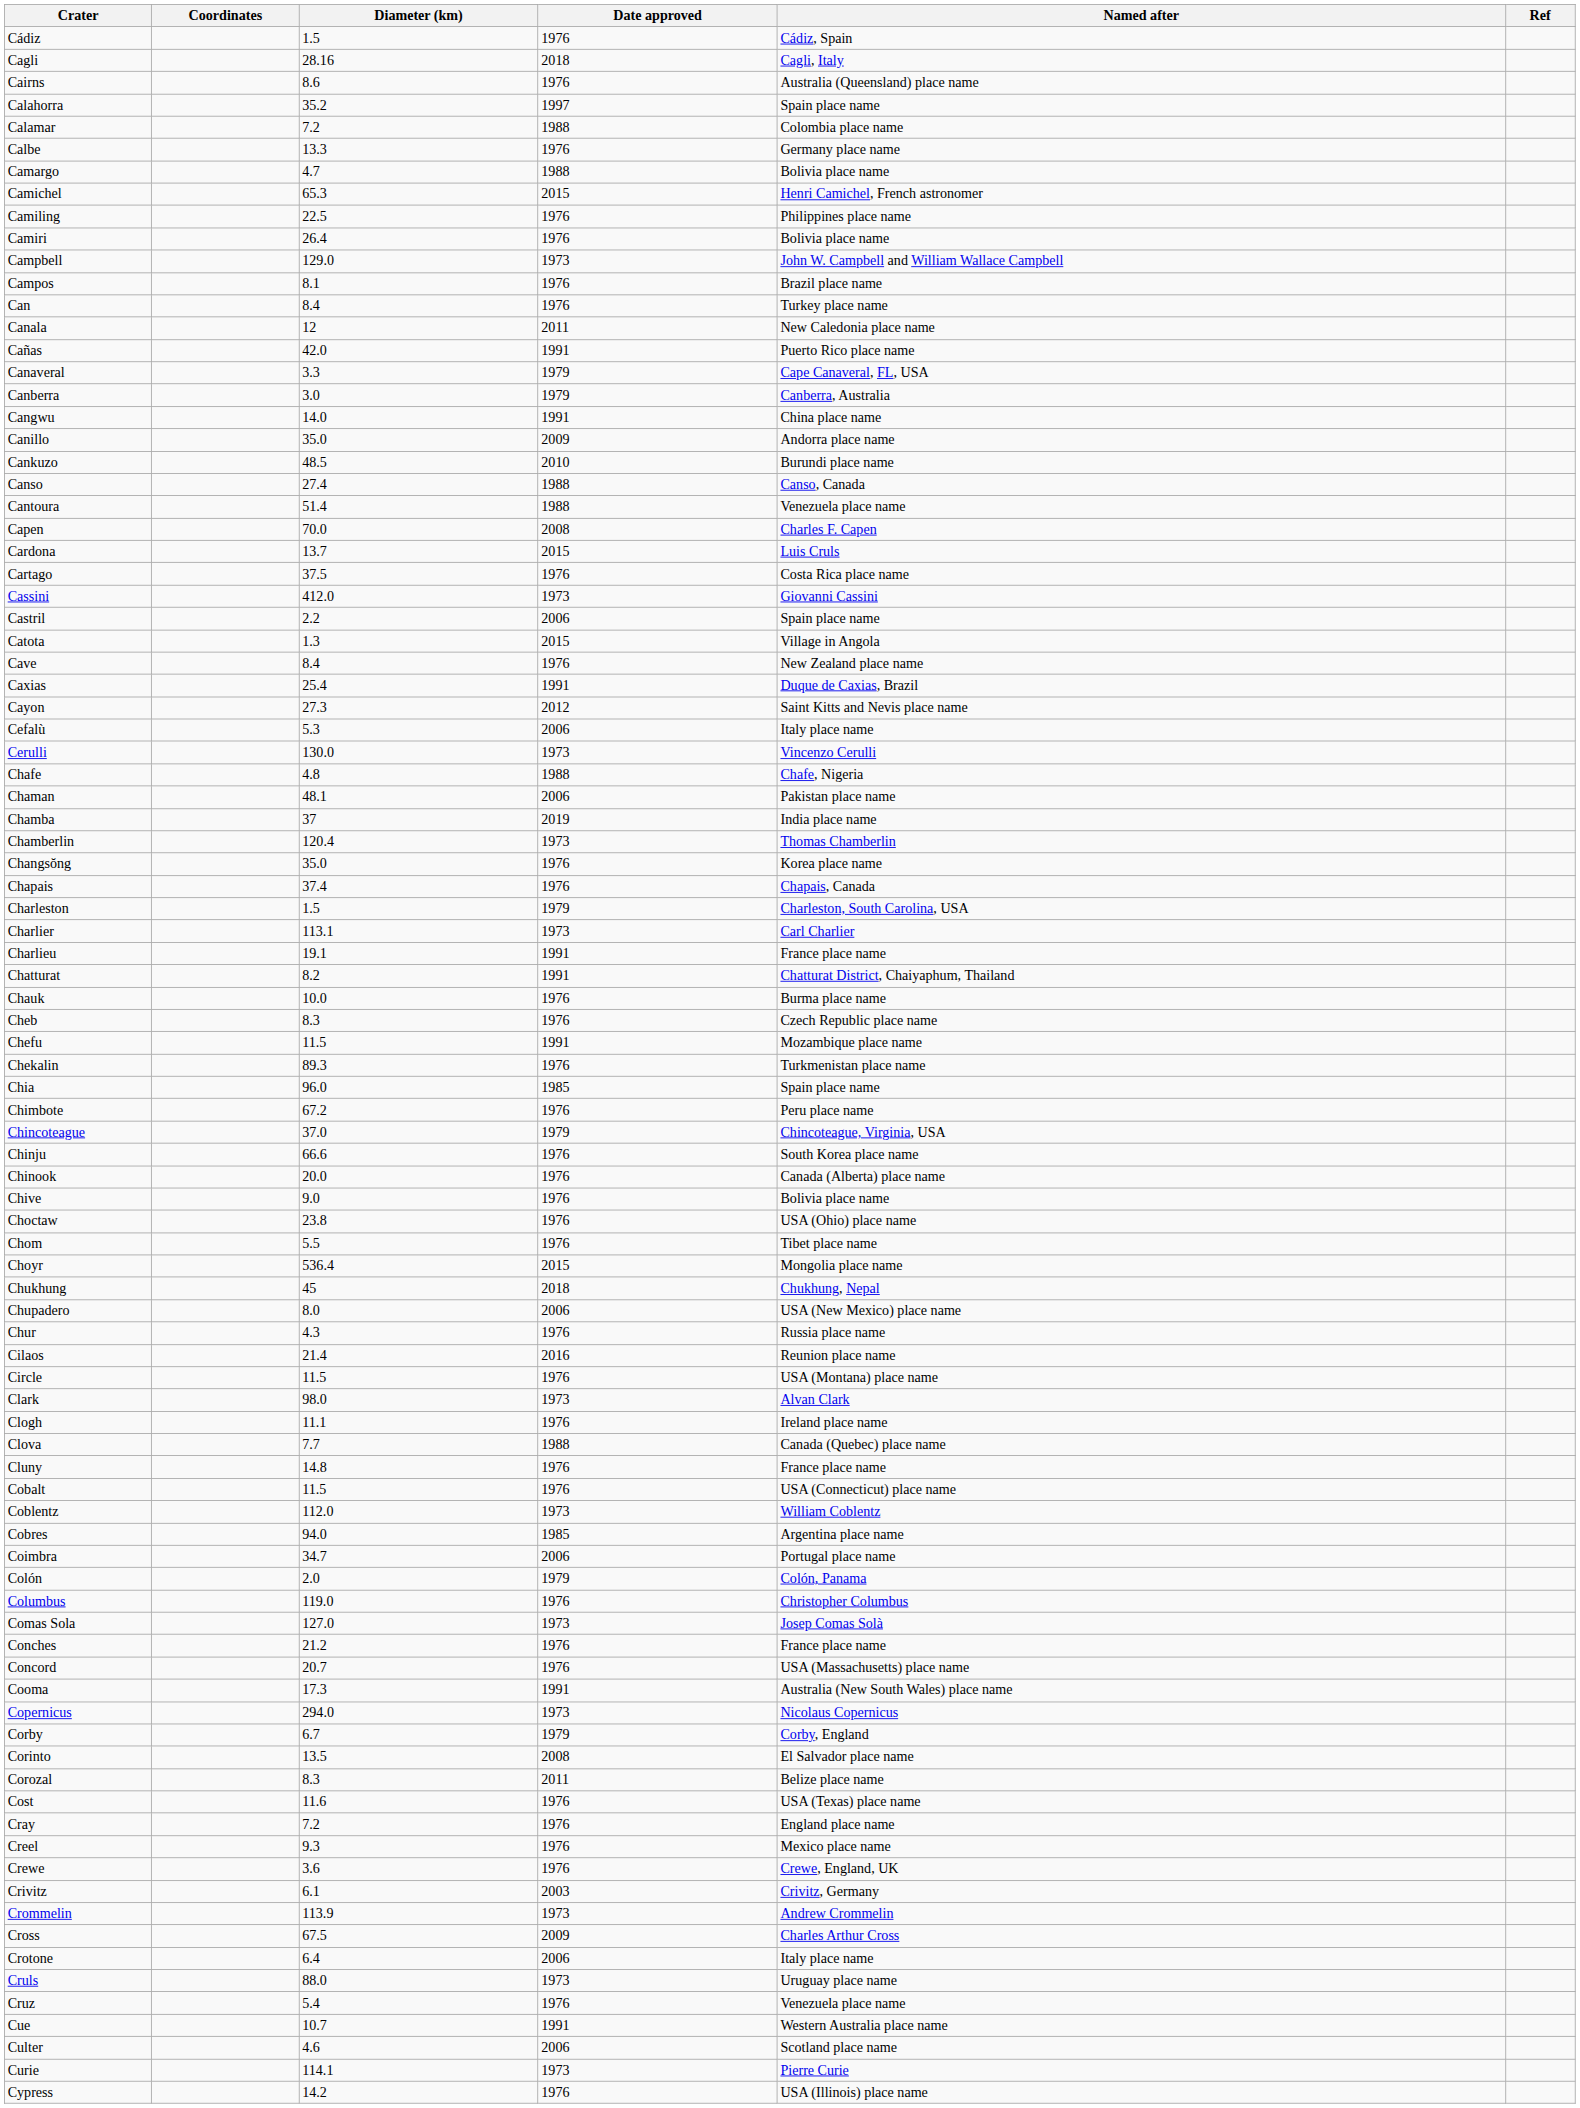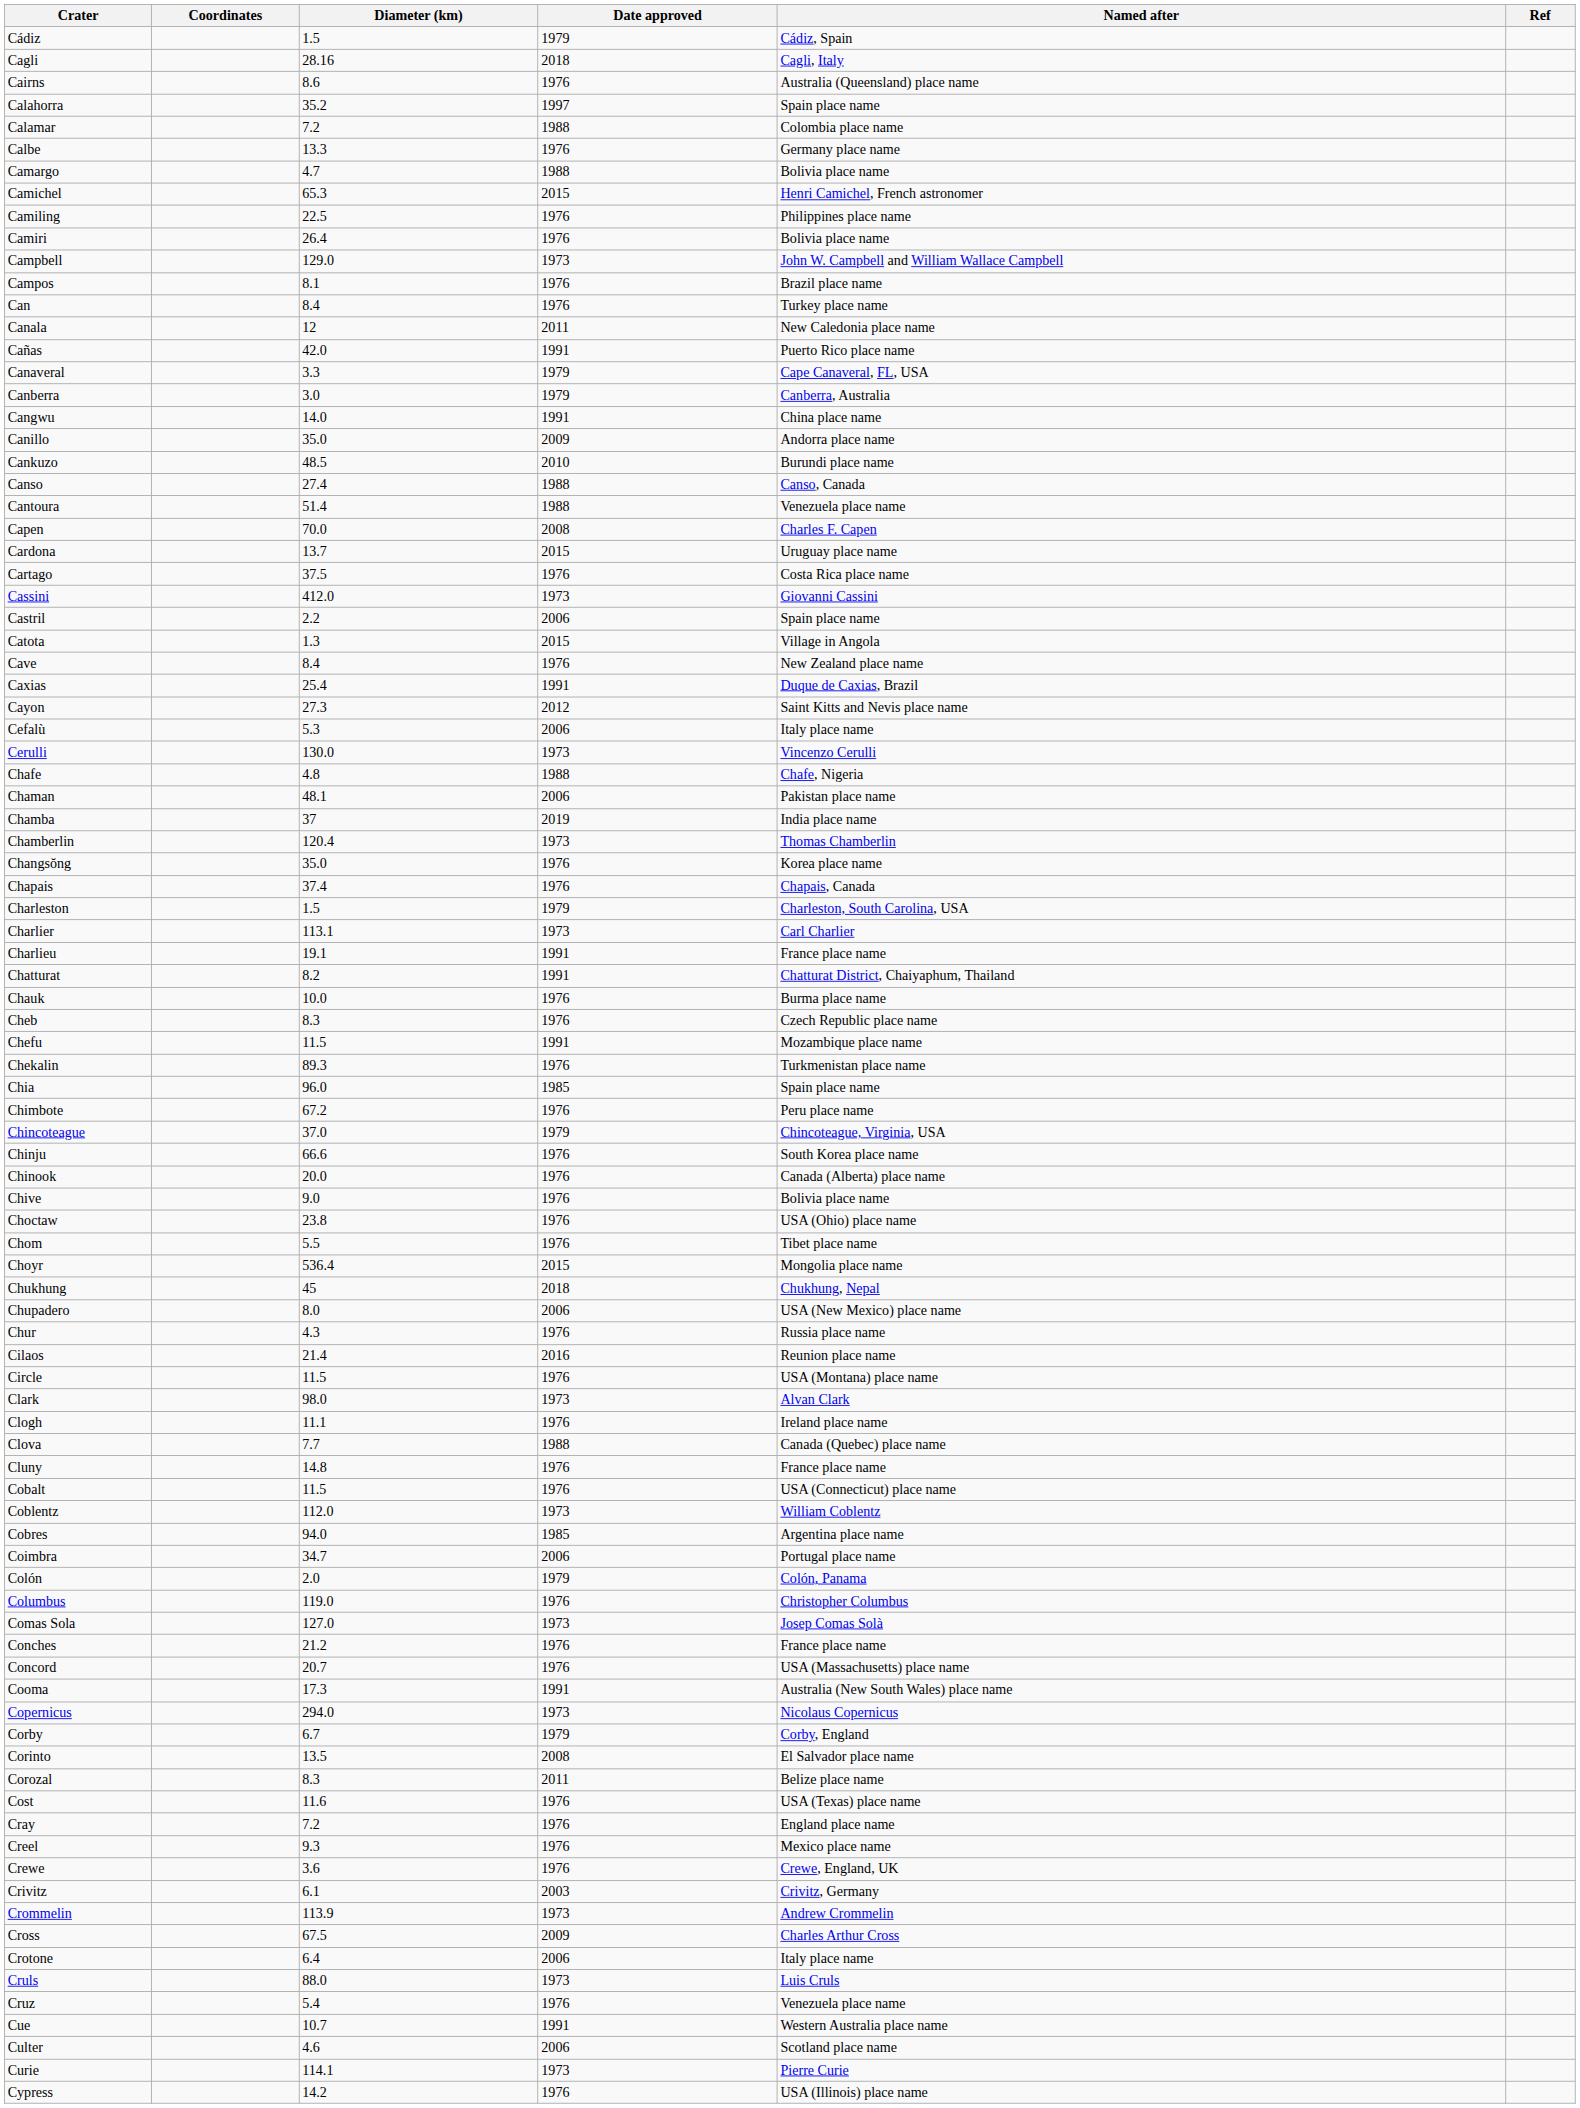(555, 37) 1976 -> (555, 37) 1979
(810, 551) Luis Cruls -> (839, 551) Uruguay place name
(839, 1980) Uruguay place name -> (810, 1980) Luis Cruls
